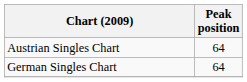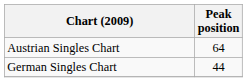(219, 67) 64 -> (219, 67) 44
